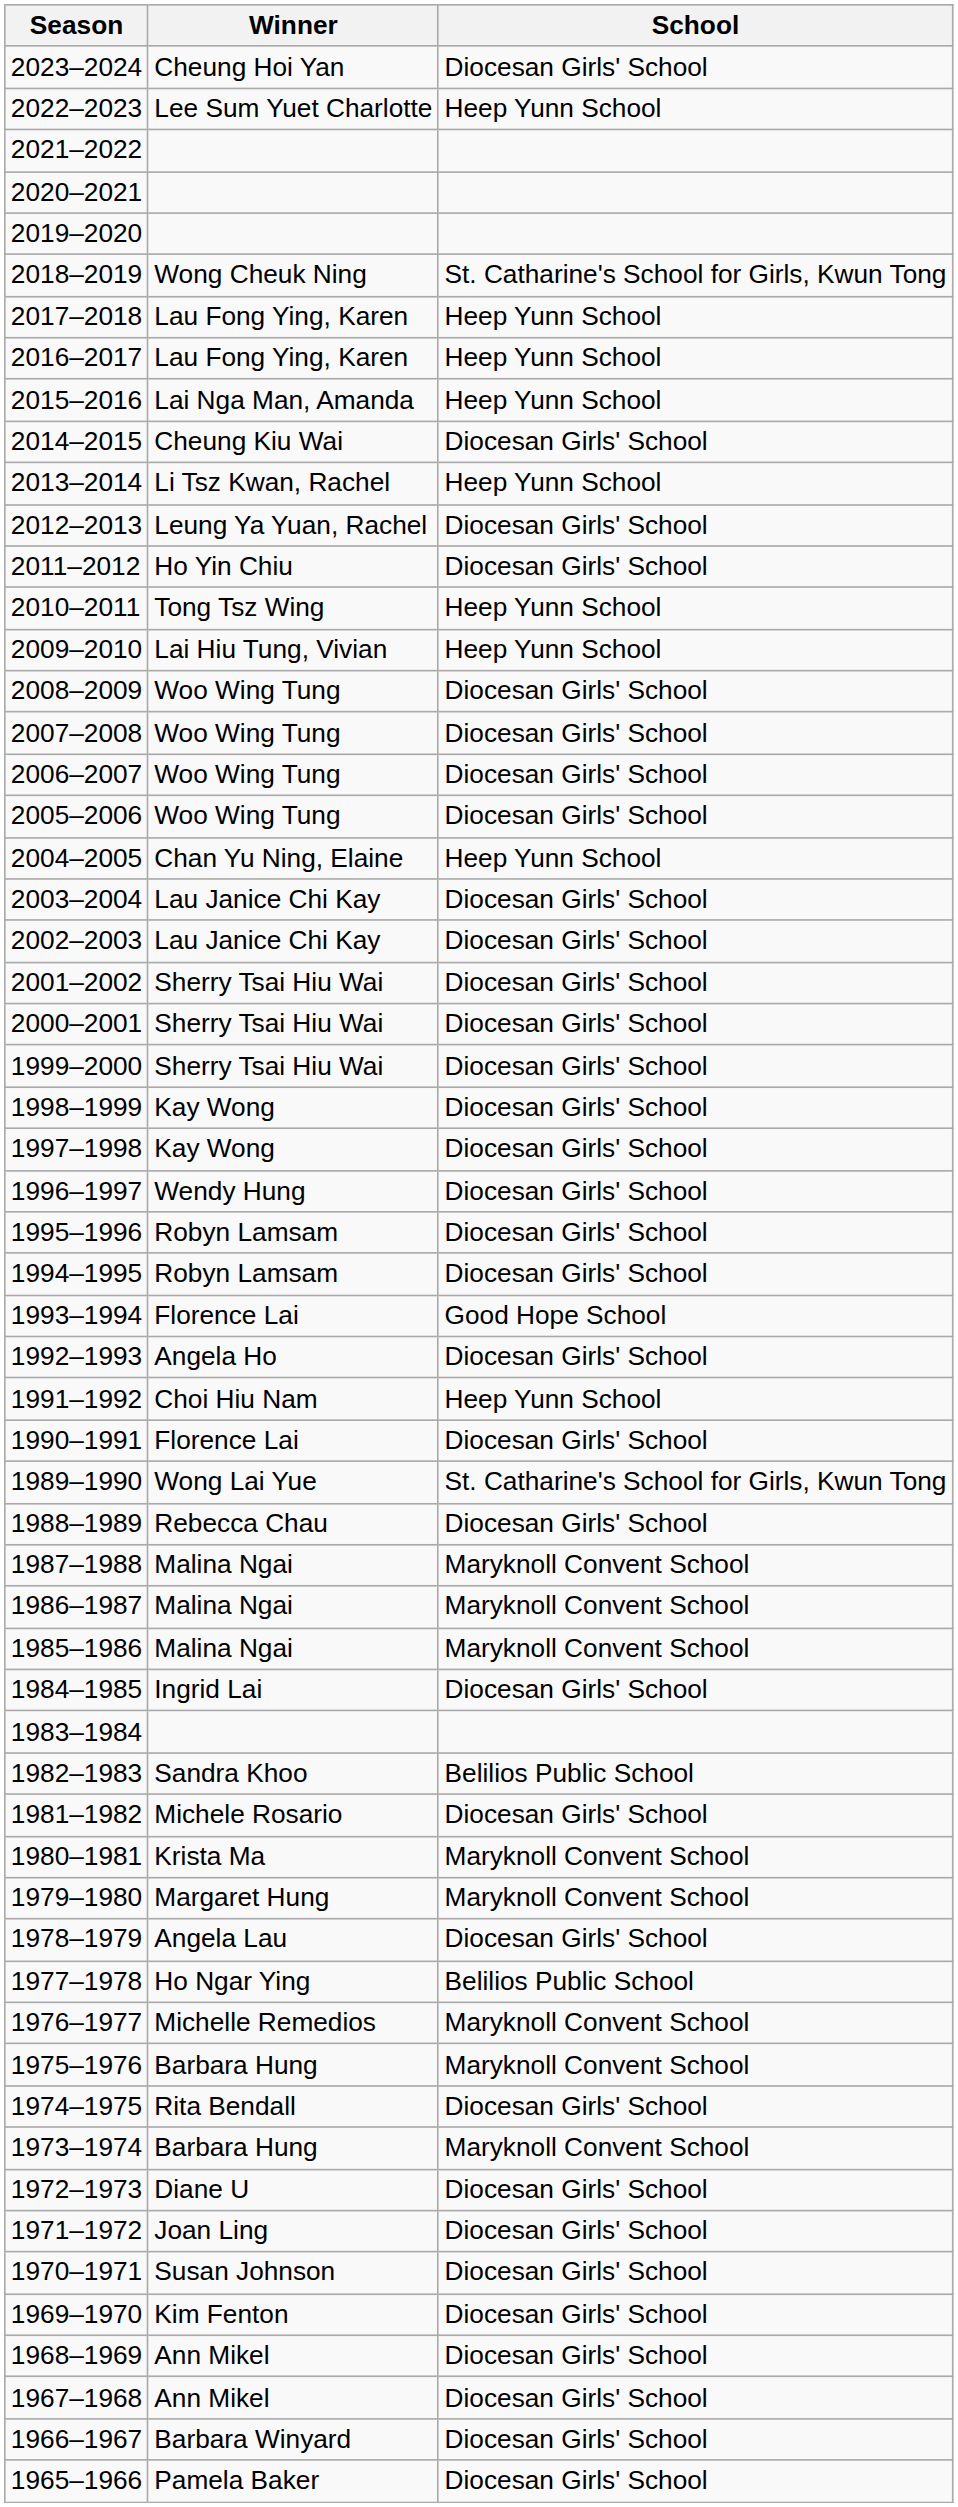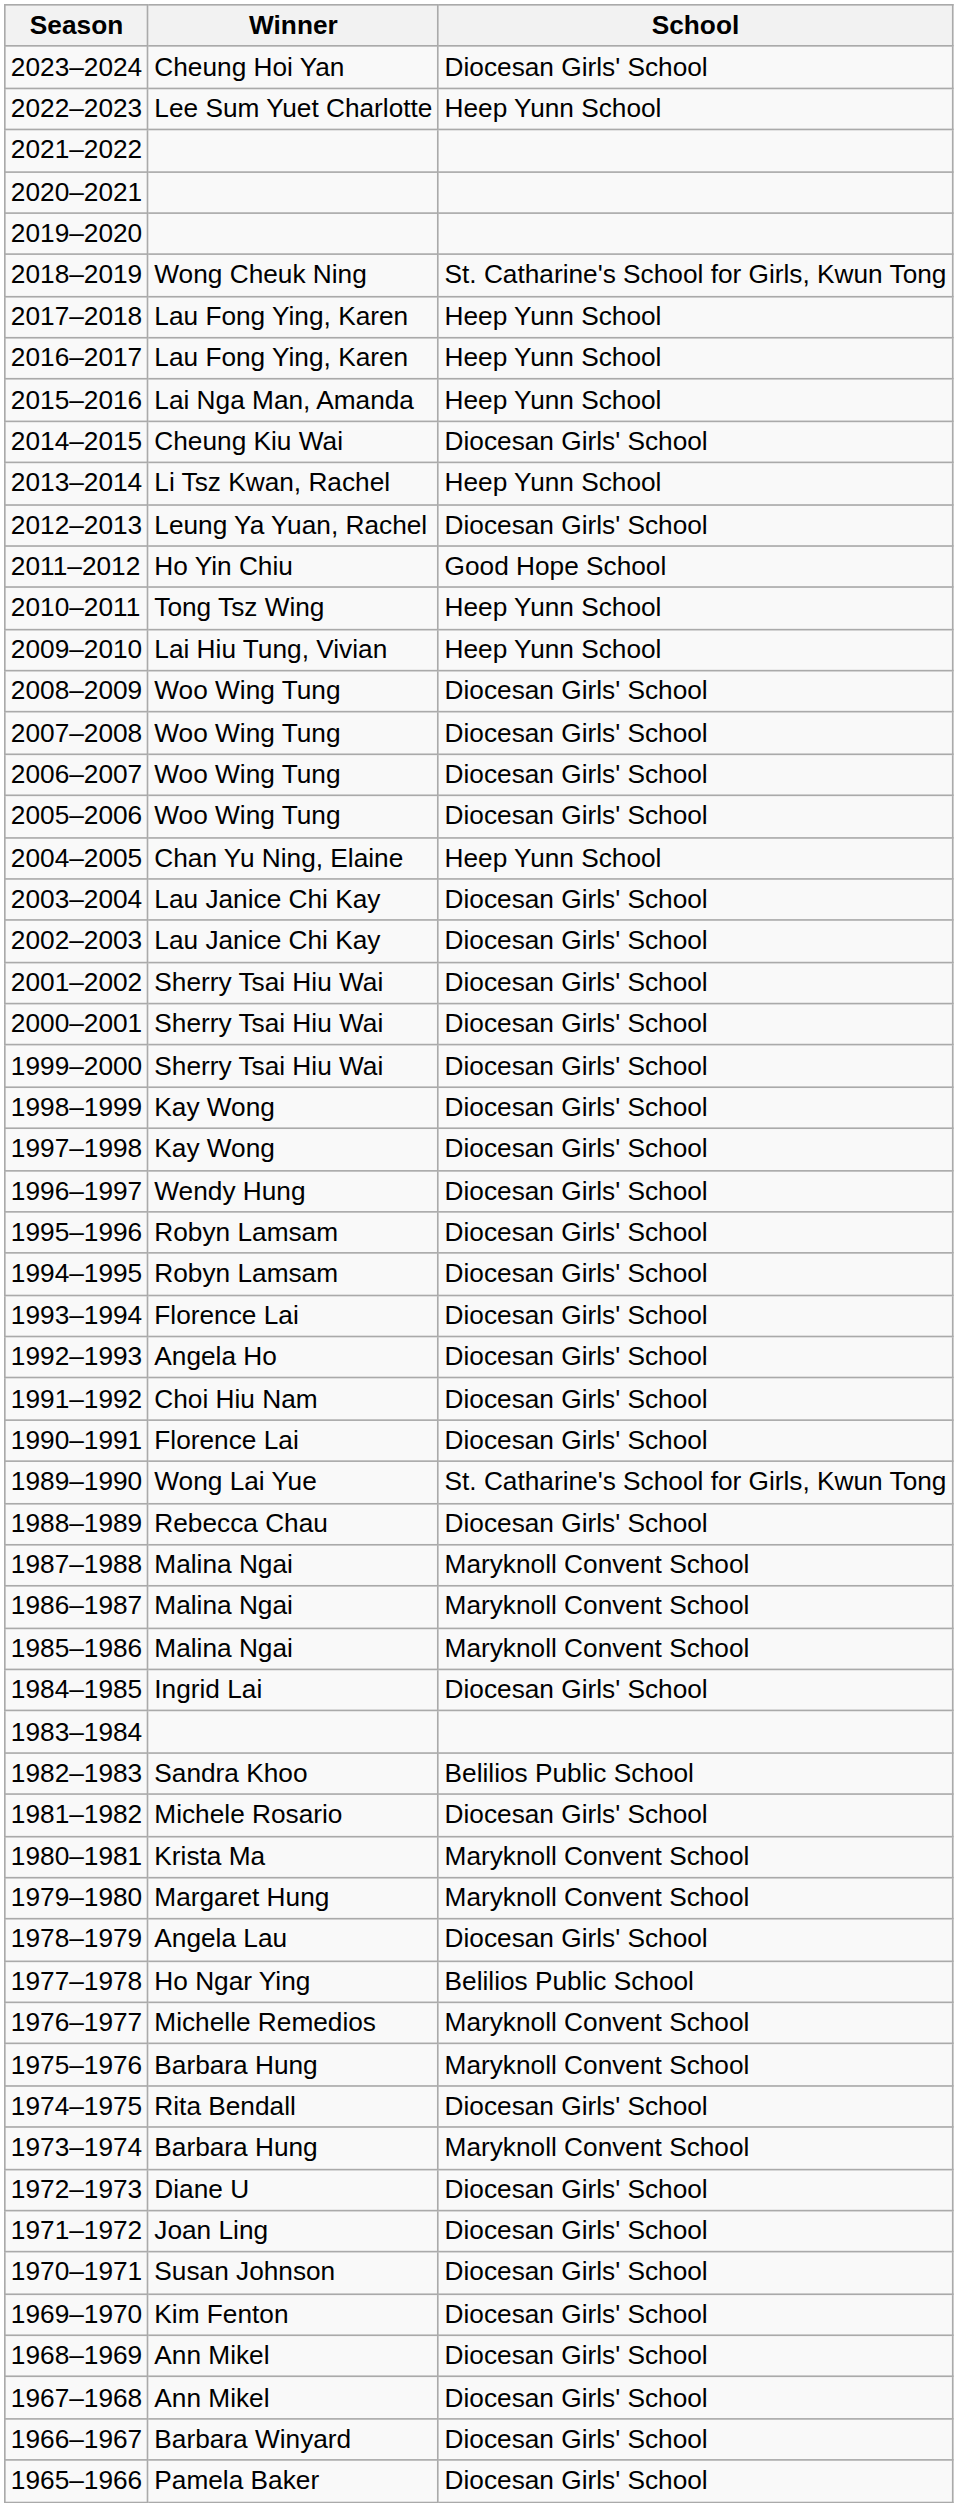(576, 566) Diocesan Girls' School -> (555, 566) Good Hope School
(555, 1315) Good Hope School -> (576, 1315) Diocesan Girls' School
(553, 1398) Heep Yunn School -> (576, 1398) Diocesan Girls' School
